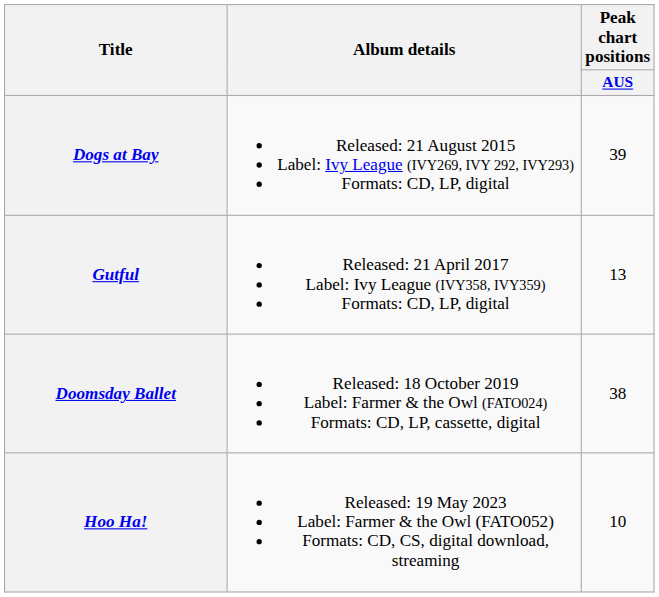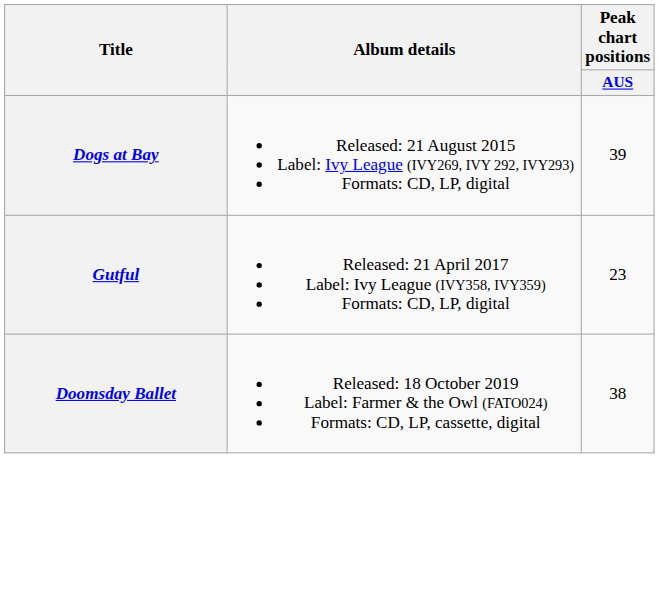(618, 274) 13 -> (618, 274) 23
- row: (116, 522)
